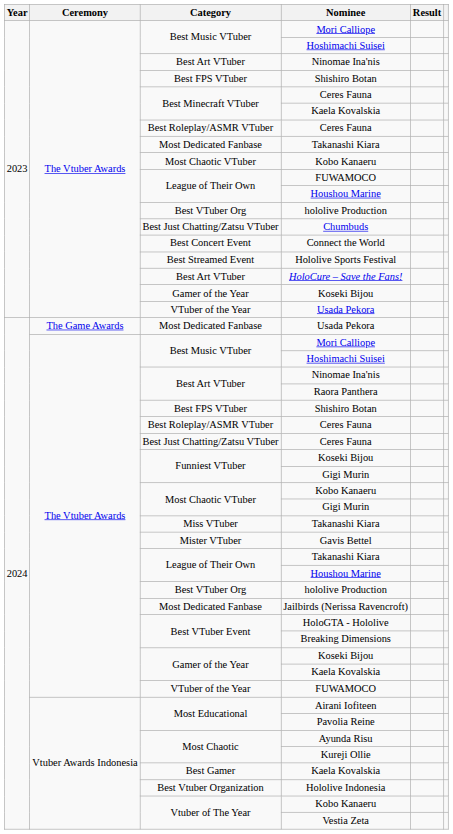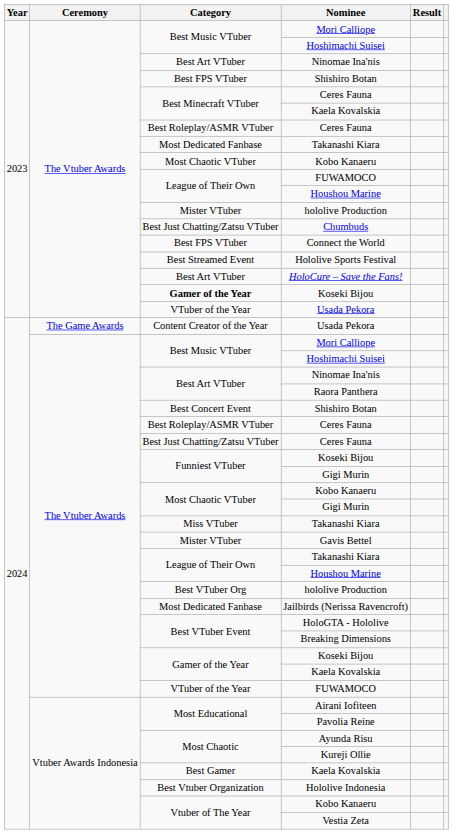(210, 210) Best VTuber Org -> (210, 210) Mister VTuber
(210, 243) Best Concert Event -> (210, 243) Best FPS VTuber
(210, 293) normal -> (210, 293) bold
(210, 326) Most Dedicated Fanbase -> (210, 326) Content Creator of the Year
(210, 408) Best FPS VTuber -> (210, 408) Best Concert Event
